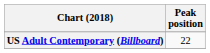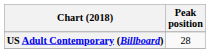(185, 40) 22 -> (185, 40) 28
